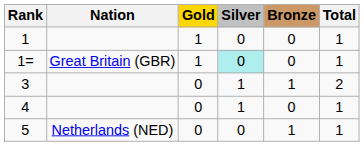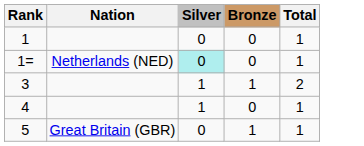- column: (198, 15)
(112, 61) Great Britain (GBR) -> (112, 61) Netherlands (NED)
(112, 130) Netherlands (NED) -> (112, 130) Great Britain (GBR)
